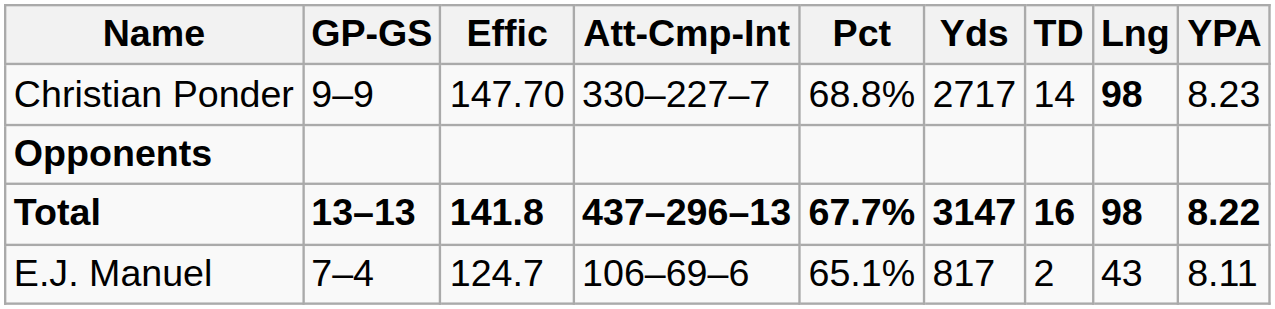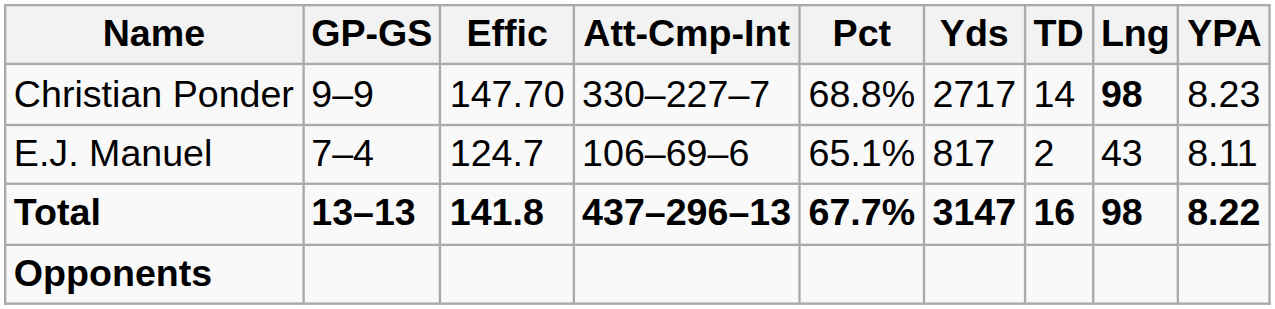rows swapped: (113, 272) <-> (113, 153)
